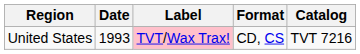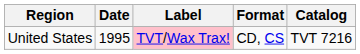(114, 37) 1993 -> (114, 37) 1995
